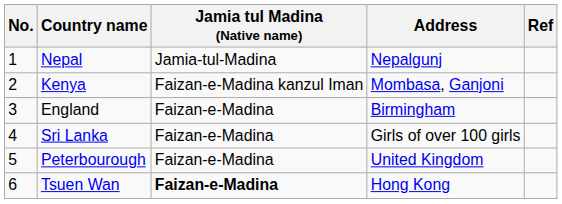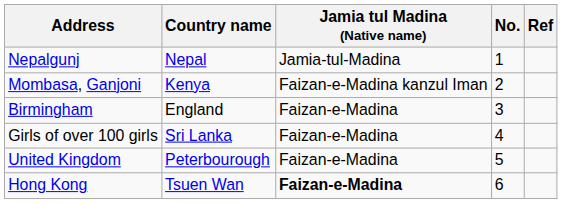columns swapped: (21, 25) <-> (446, 25)
